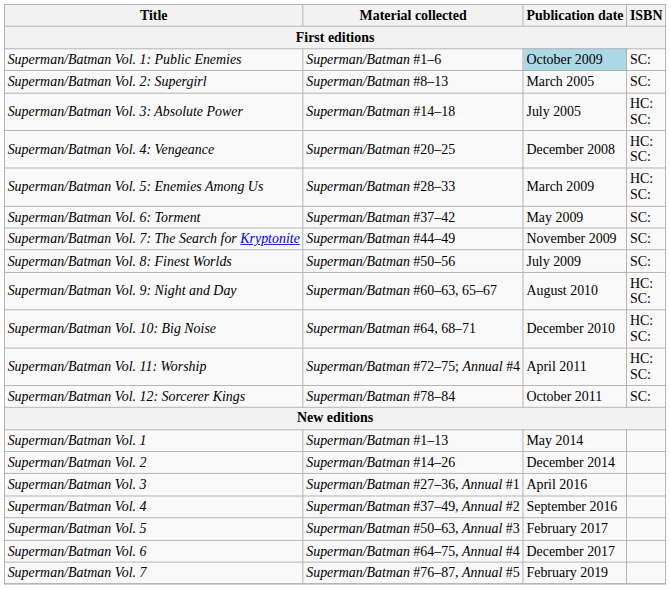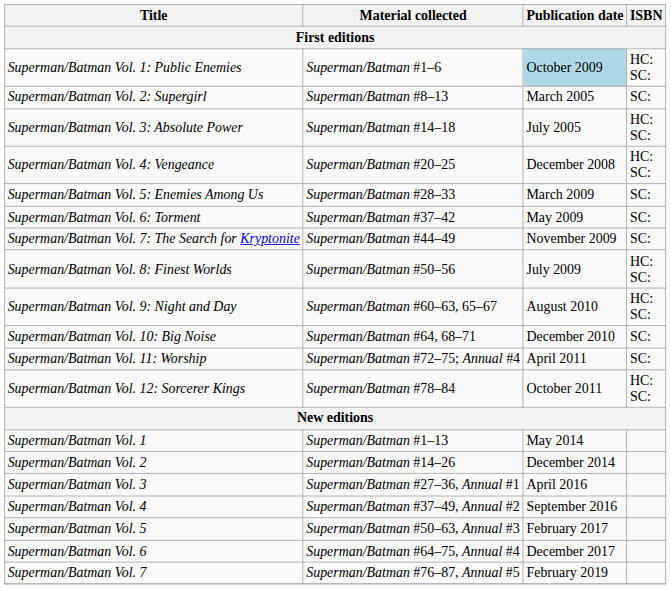(640, 59) SC: -> (642, 67) HC: SC:
(642, 187) HC: SC: -> (640, 194) SC:
(640, 261) SC: -> (642, 269) HC: SC:
(642, 328) HC: SC: -> (640, 336) SC:
(642, 366) HC: SC: -> (640, 358) SC:
(640, 396) SC: -> (642, 388) HC: SC:
